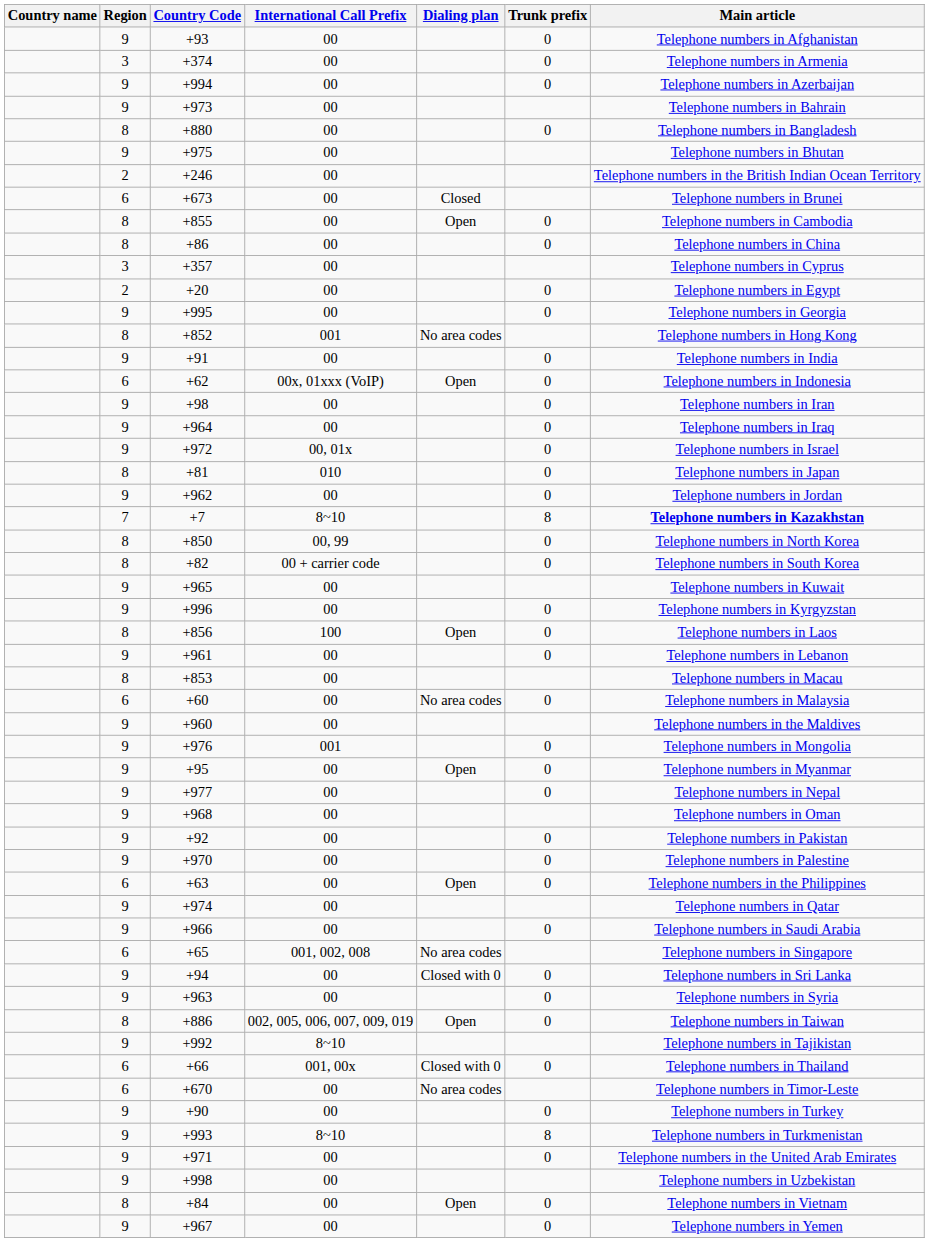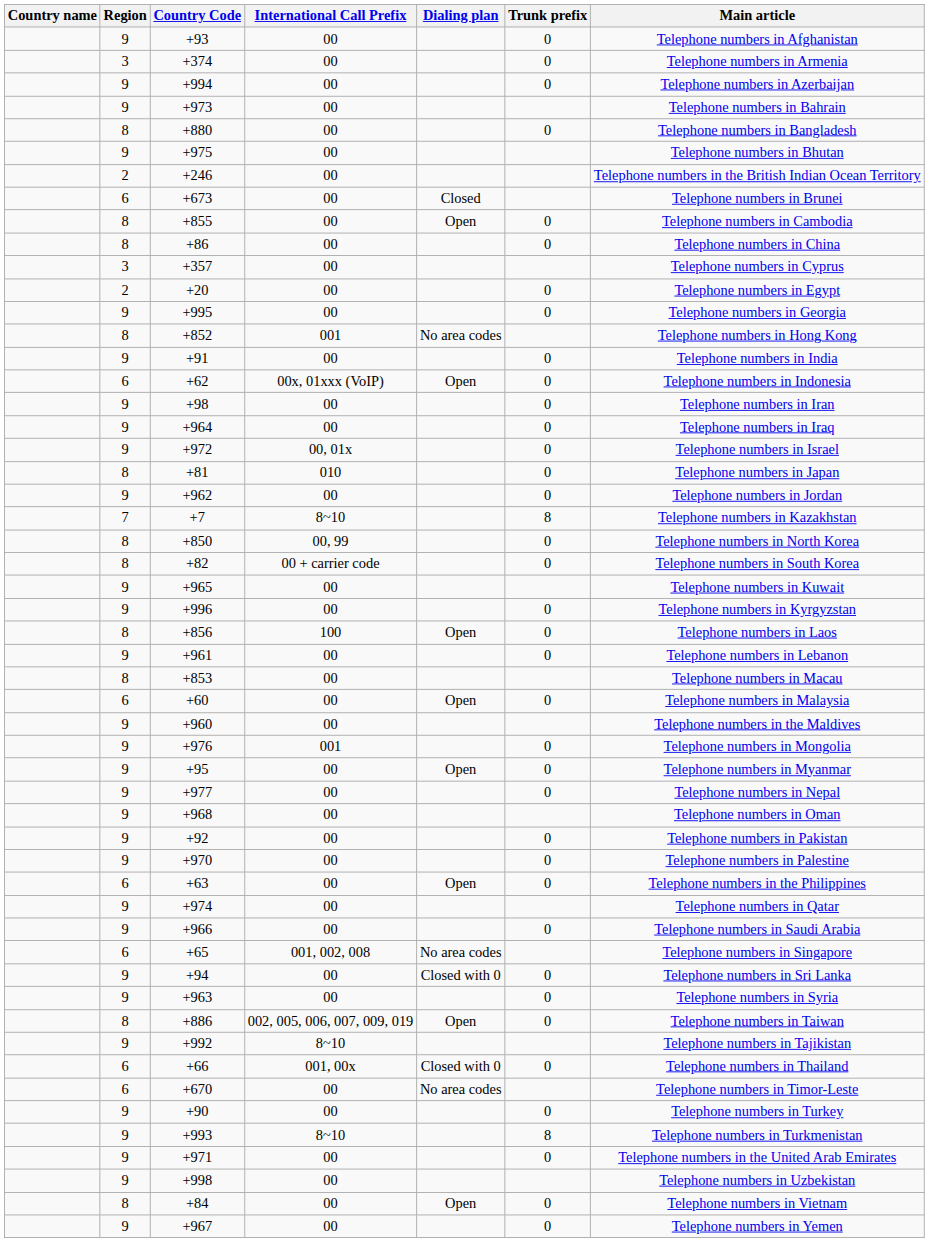(757, 518) bold -> (757, 518) normal
(461, 701) No area codes -> (461, 701) Open
